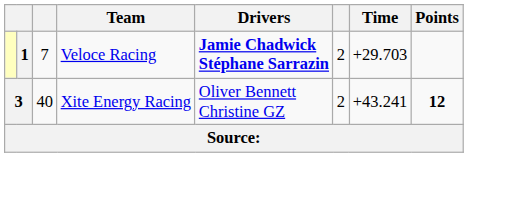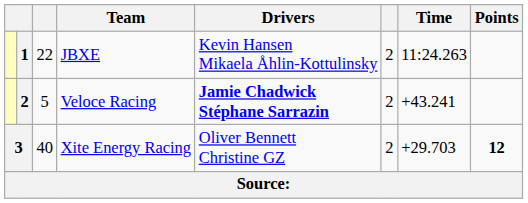+ row: (80, 54)
(25, 54) 1 -> (25, 101) 2
(45, 54) 7 -> (45, 101) 5
(380, 54) +29.703 -> (429, 101) +43.241
(380, 101) +43.241 -> (429, 147) +29.703
